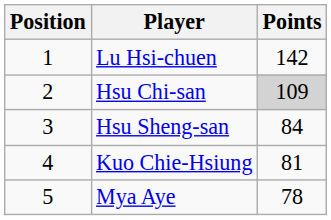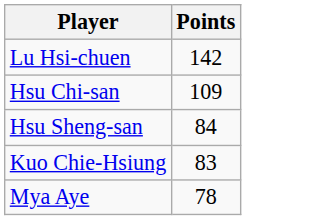- column: (48, 22)
(292, 92) lightgrey background -> (206, 92) no background
(292, 162) 81 -> (206, 162) 83
